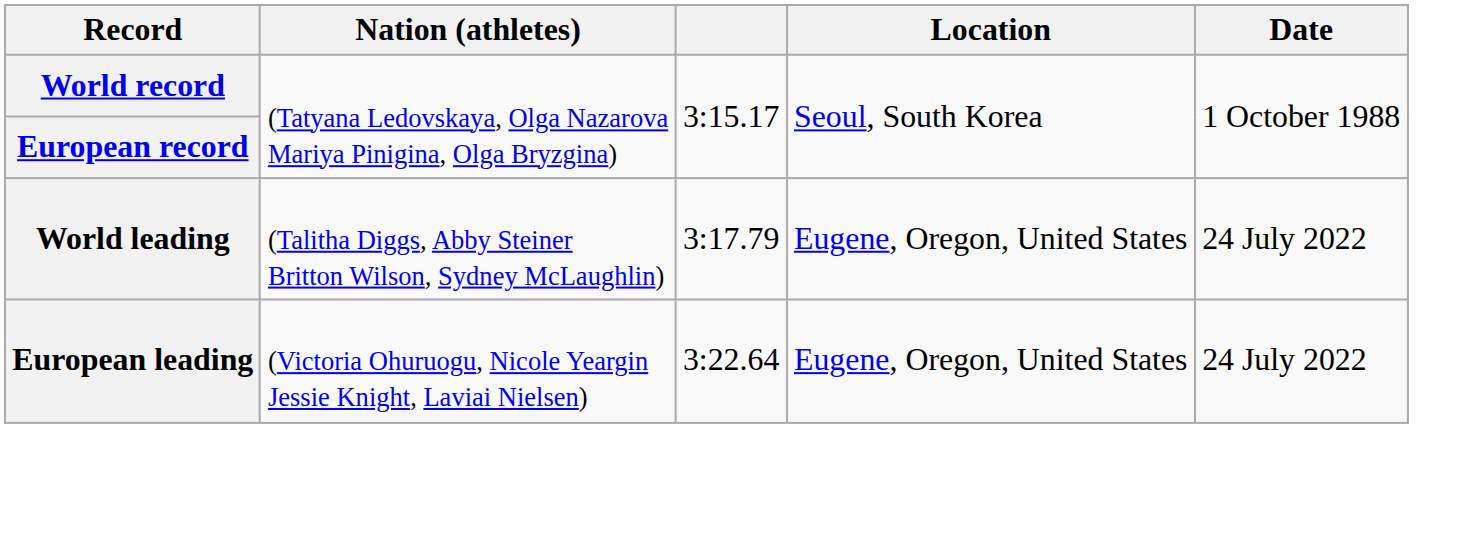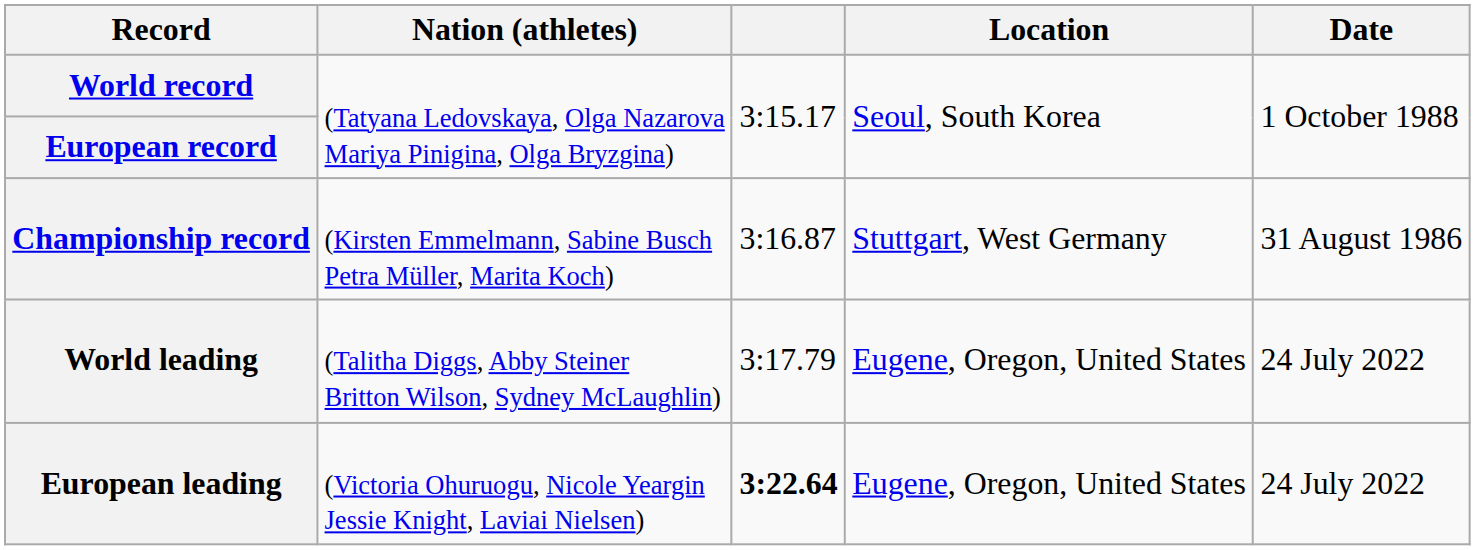+ row: (161, 238)
(731, 360) normal -> (789, 482) bold
